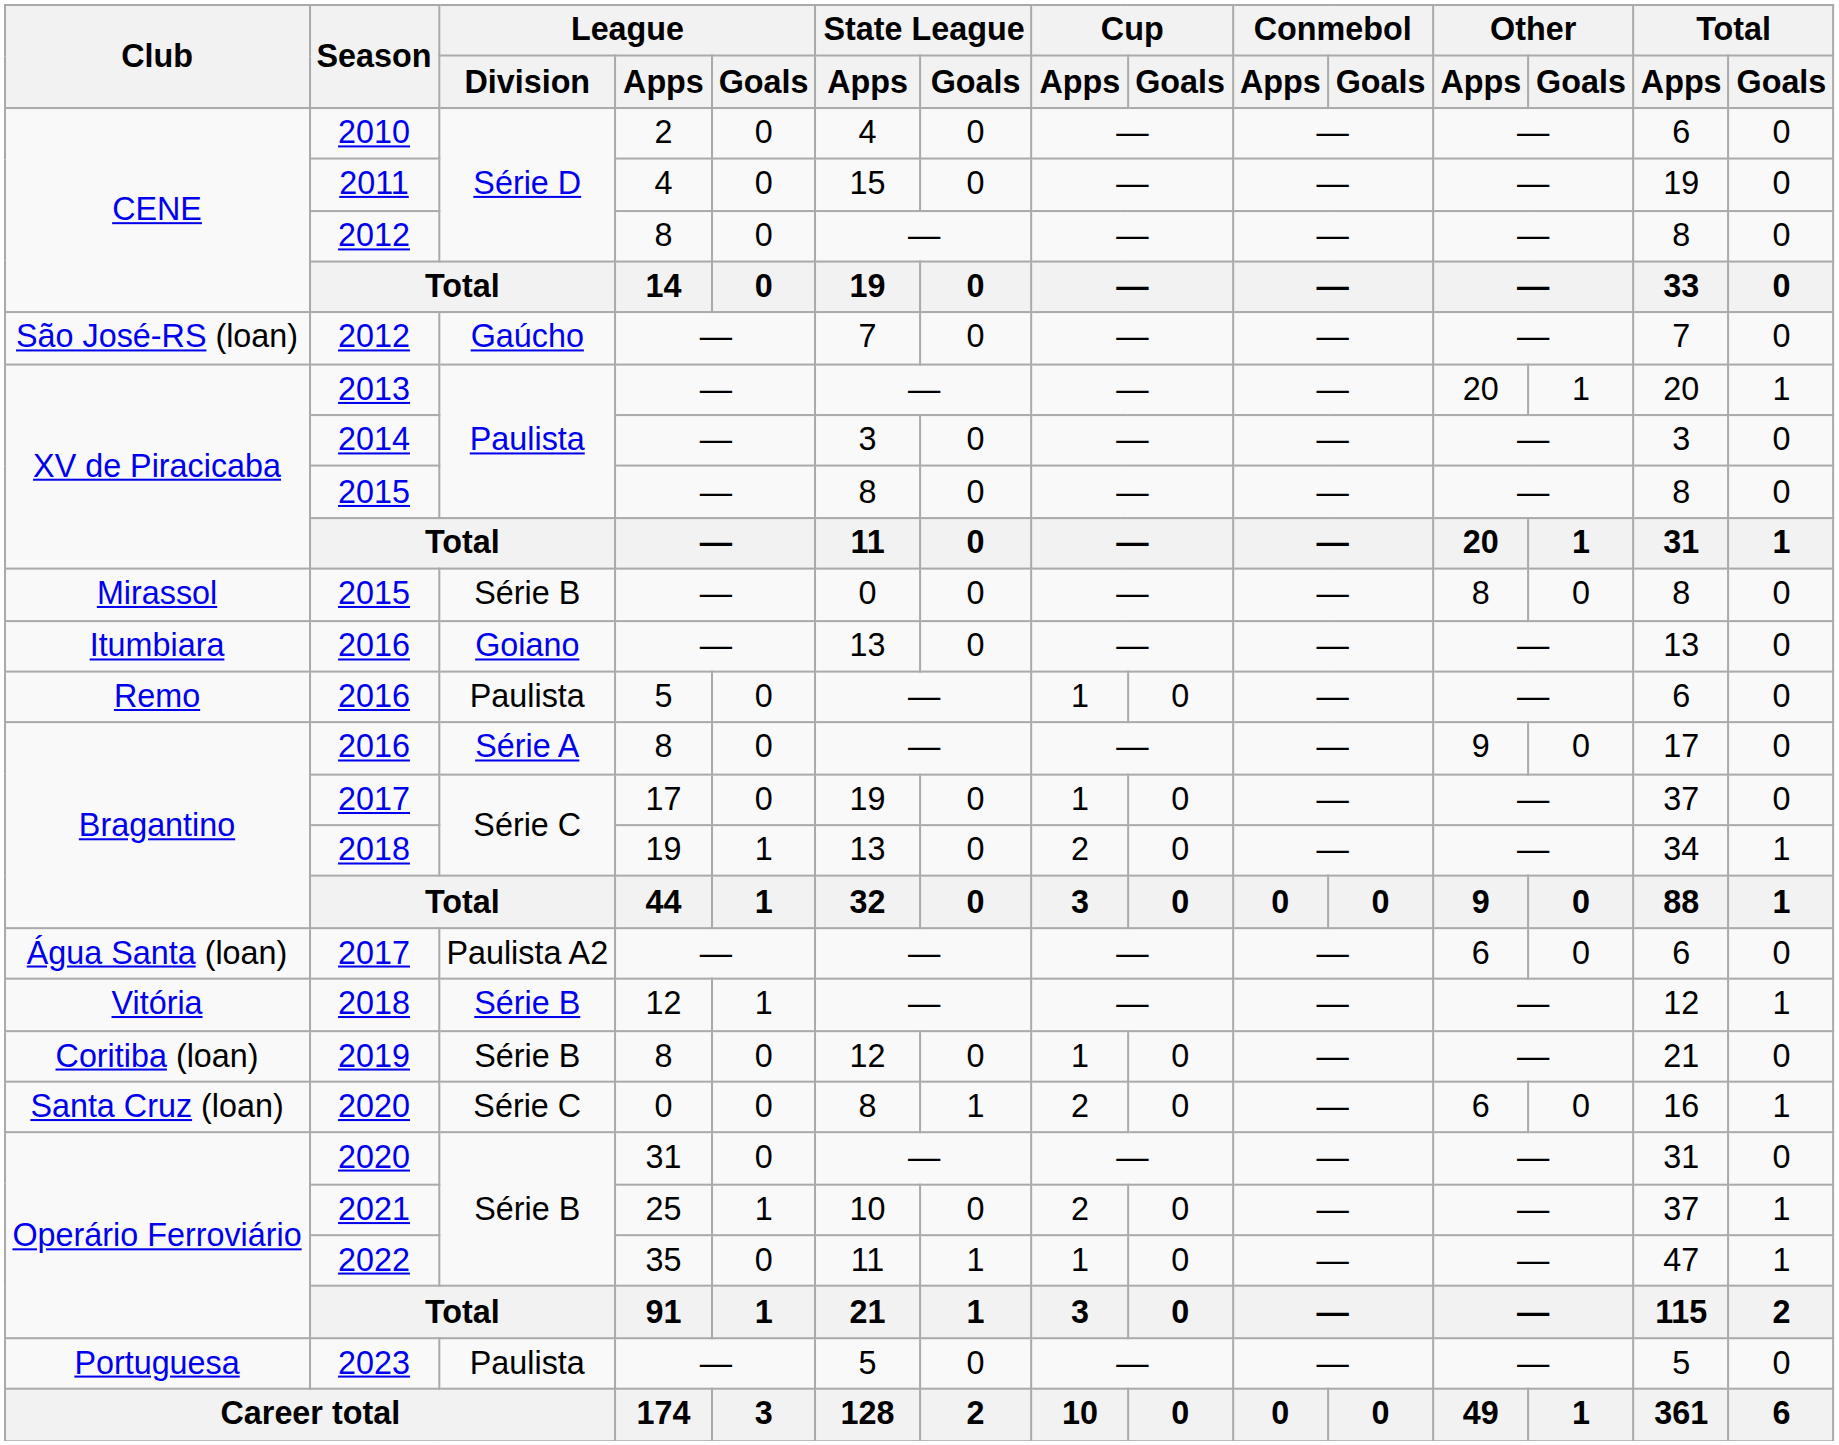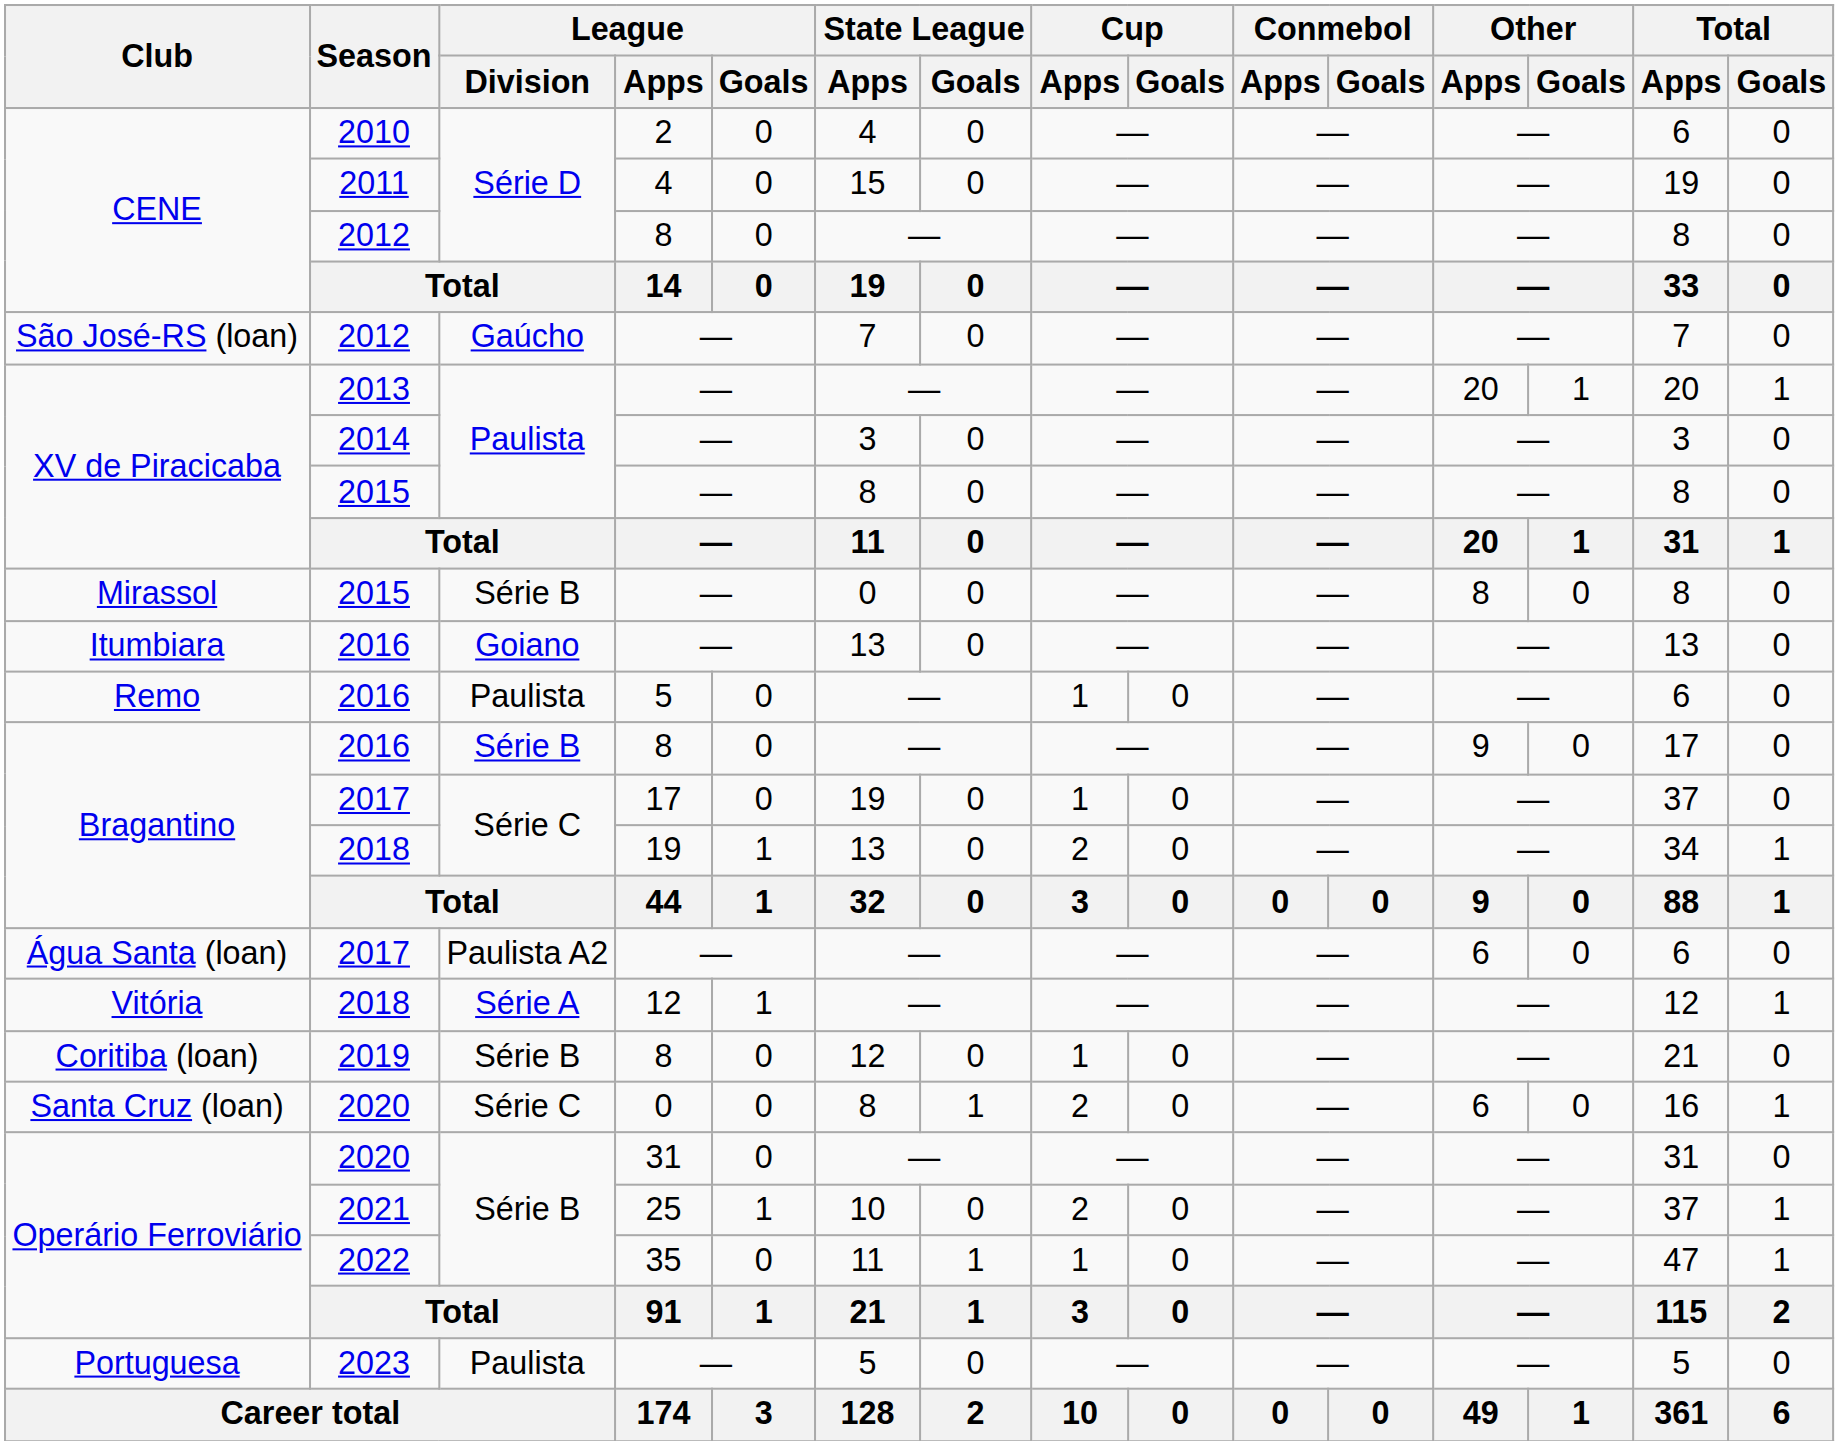(527, 747) Série A -> (527, 747) Série B
(527, 1004) Série B -> (527, 1004) Série A
